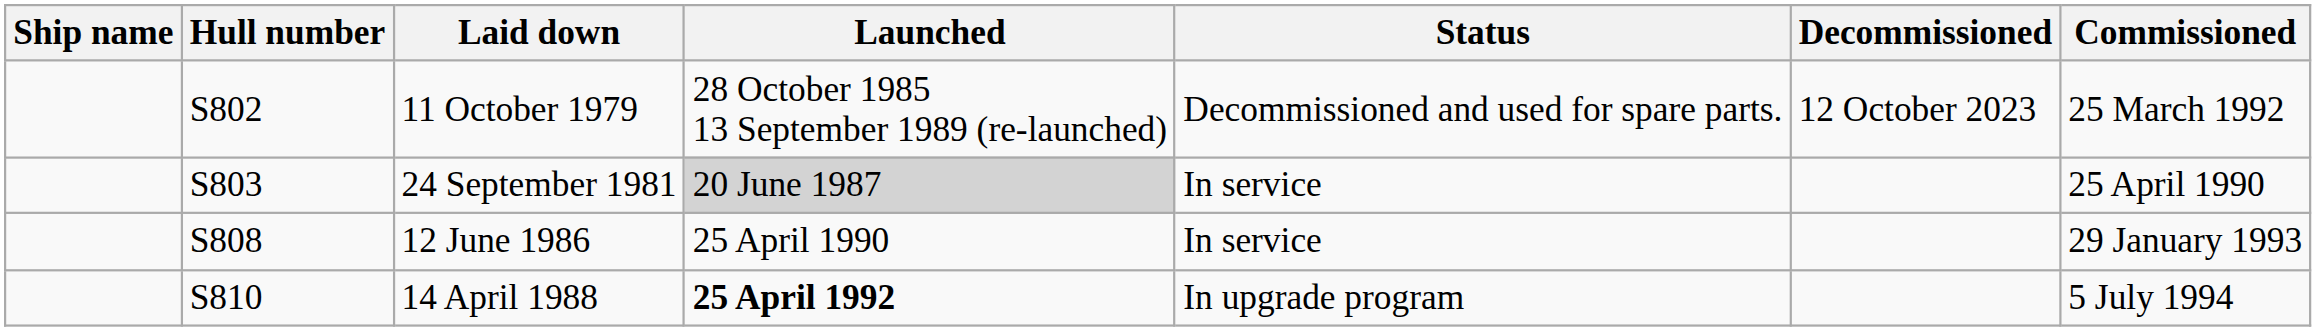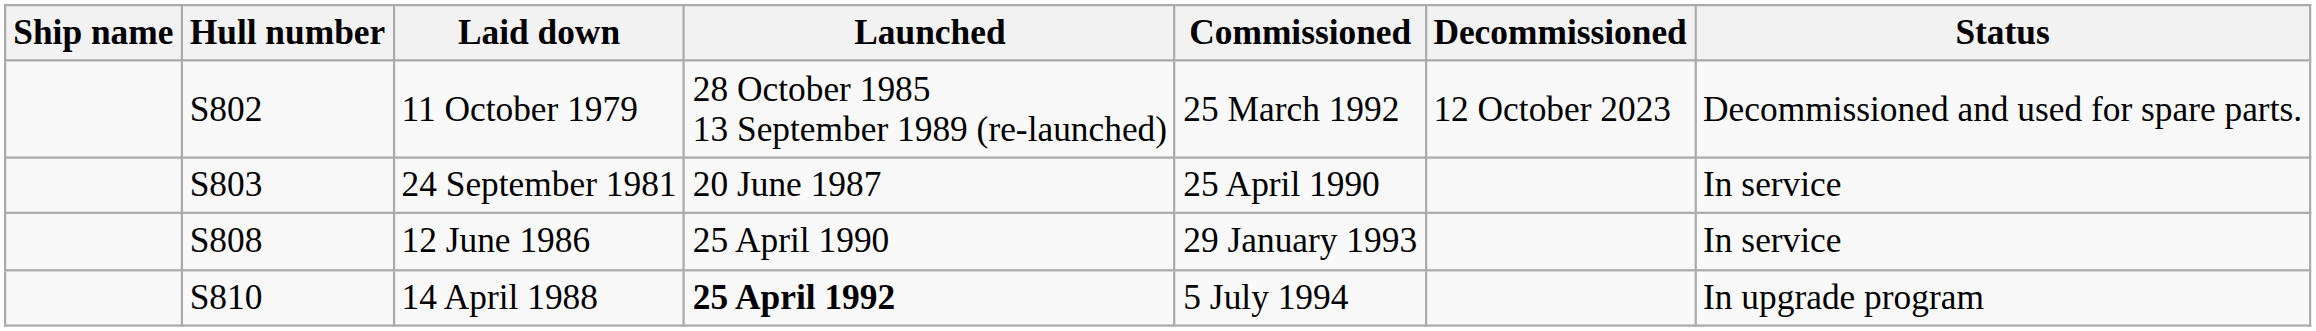columns swapped: (2185, 32) <-> (1483, 32)
(787, 184) lightgrey background -> (787, 184) no background
